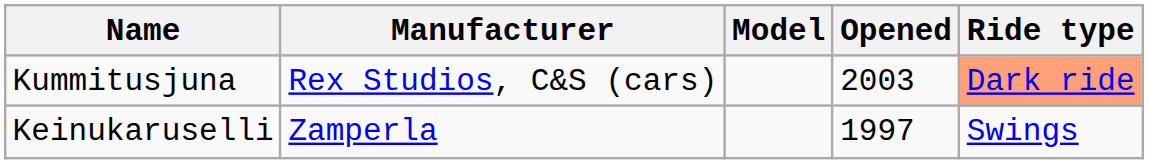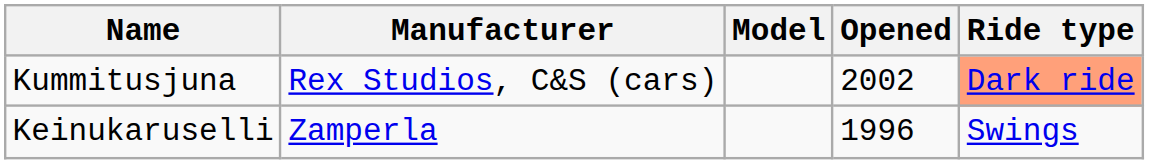(877, 81) 2003 -> (877, 81) 2002
(877, 132) 1997 -> (877, 132) 1996
